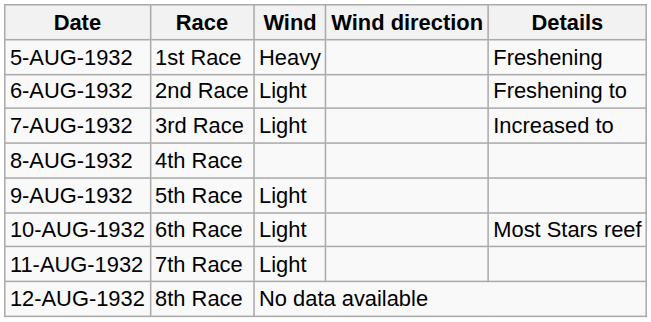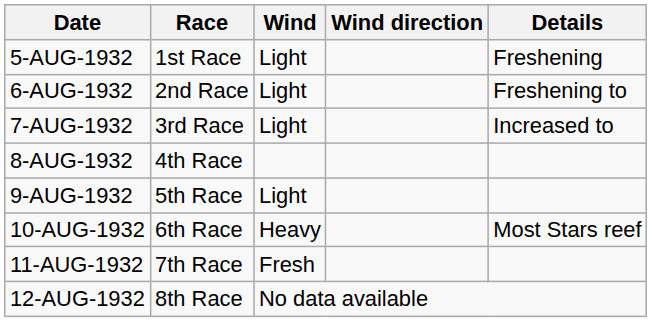(290, 57) Heavy -> (283, 57) Light
(283, 230) Light -> (290, 230) Heavy
(283, 265) Light -> (287, 265) Fresh
